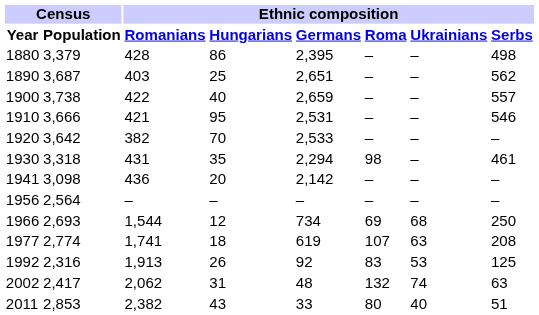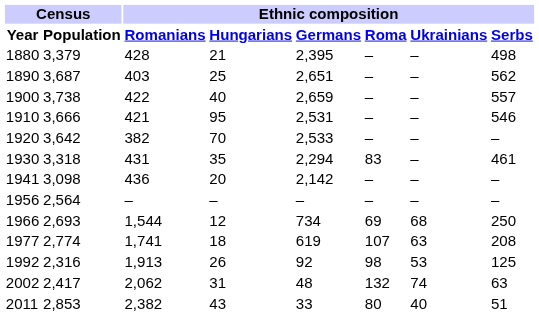(218, 55) 86 -> (218, 55) 21
(373, 159) 98 -> (373, 159) 83
(373, 262) 83 -> (373, 262) 98
